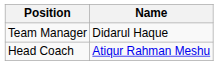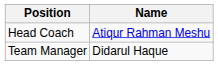rows swapped: (41, 51) <-> (47, 32)
